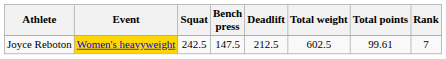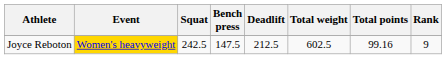(380, 44) 99.61 -> (380, 44) 99.16
(426, 44) 7 -> (426, 44) 9
